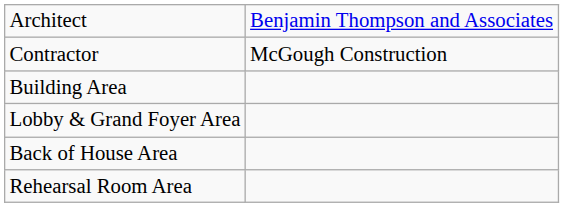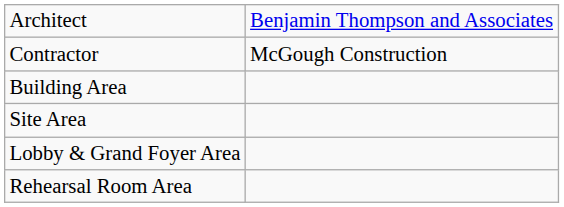+ row: (48, 119)
- row: (93, 152)
